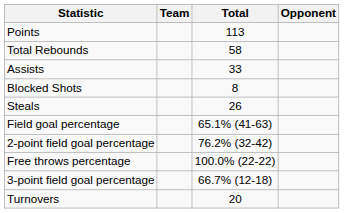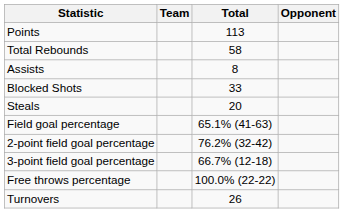(235, 69) 33 -> (235, 69) 8
(235, 87) 8 -> (235, 87) 33
(235, 106) 26 -> (235, 106) 20
rows swapped: (81, 180) <-> (69, 161)
(235, 198) 20 -> (235, 198) 26
